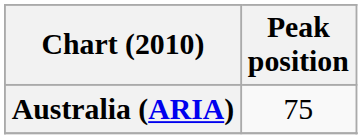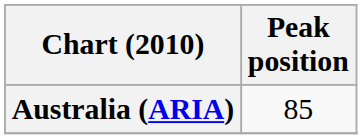(298, 108) 75 -> (298, 108) 85
